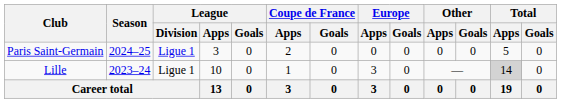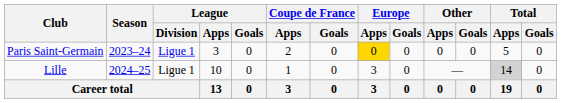(130, 51) 2024–25 -> (130, 51) 2023–24
(374, 51) no background -> (374, 51) gold background
(130, 70) 2023–24 -> (130, 70) 2024–25
